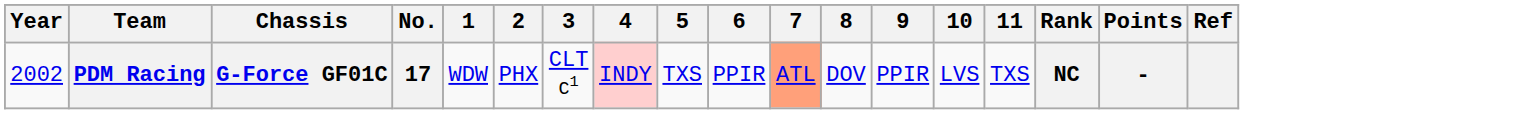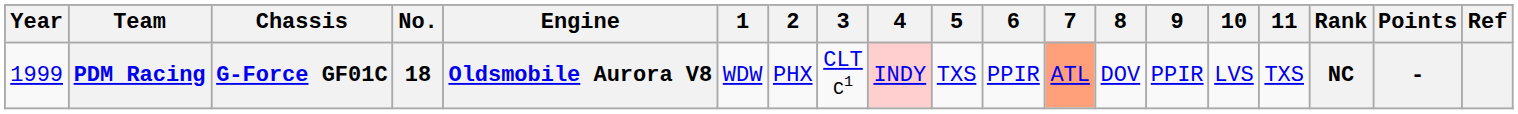+ column: (580, 23)
(37, 74) 2002 -> (37, 74) 1999
(418, 74) 17 -> (418, 74) 18
